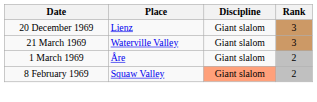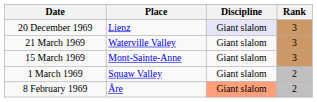(240, 27) no background -> (242, 27) lavender background
+ row: (55, 58)
(118, 58) Åre -> (135, 74) Squaw Valley
(138, 74) Squaw Valley -> (116, 89) Åre
